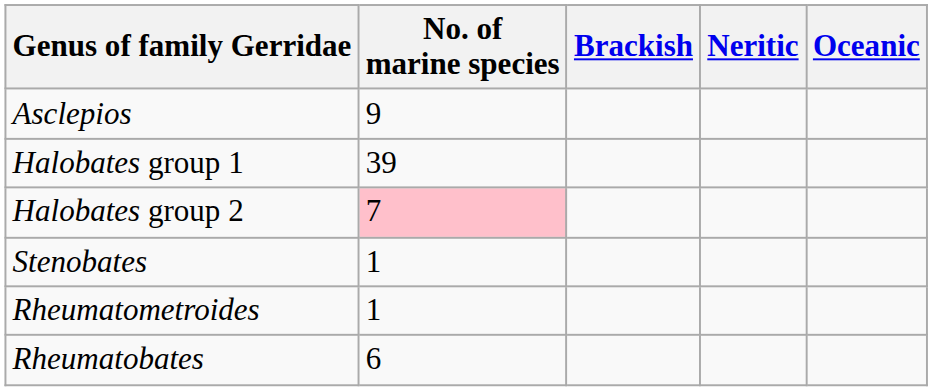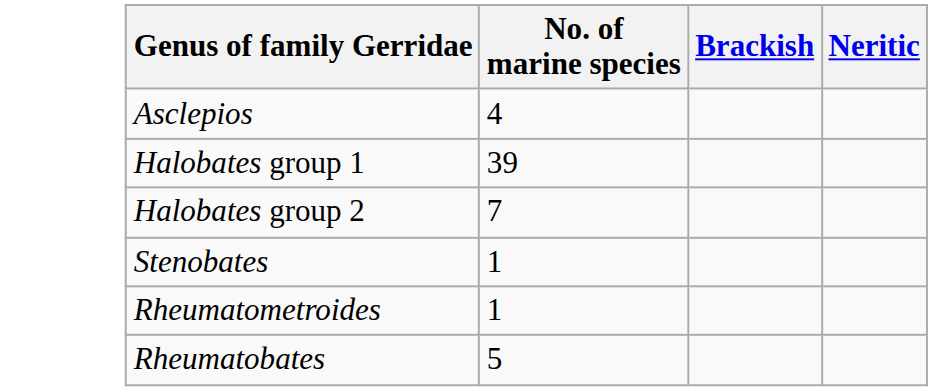- column: (866, 46)
(373, 113) 9 -> (495, 113) 4
(373, 211) pink background -> (495, 211) no background
(373, 359) 6 -> (495, 359) 5
